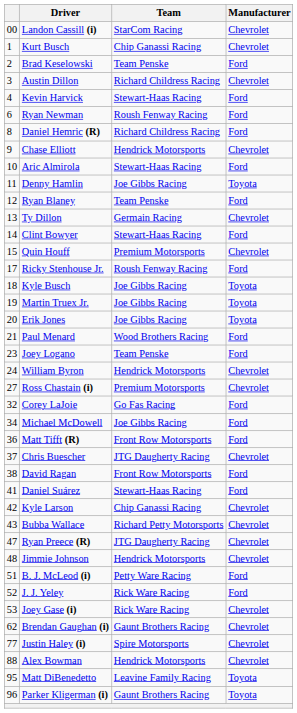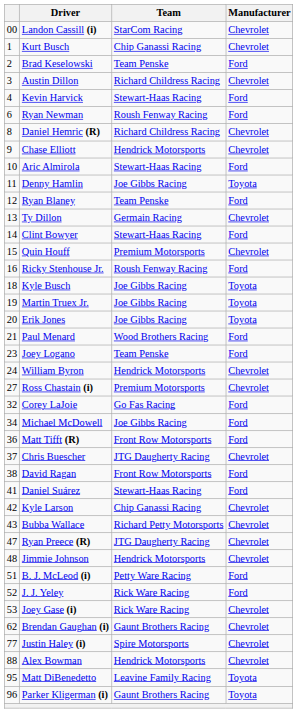(238, 132) Ford -> (249, 132) Chevrolet
(12, 268) 17 -> (12, 268) 16
